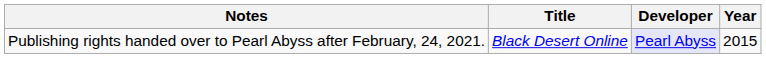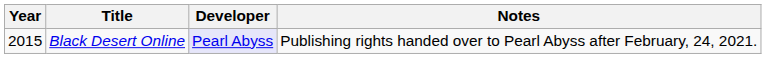columns swapped: (740, 16) <-> (247, 16)
